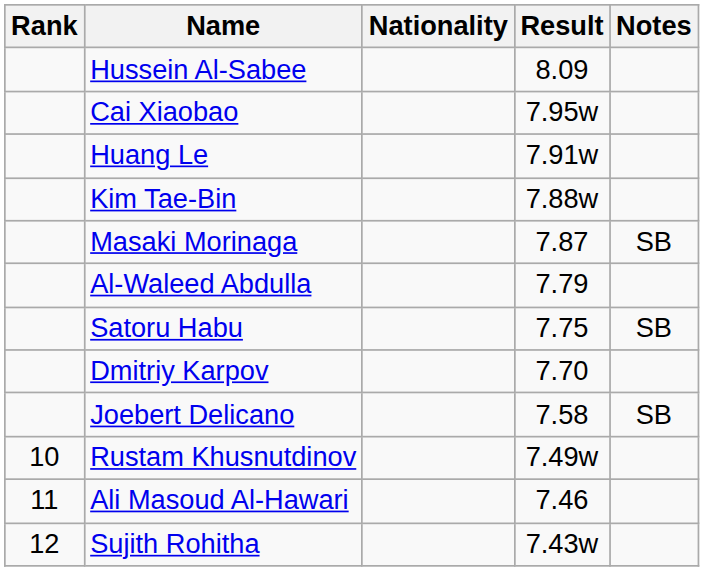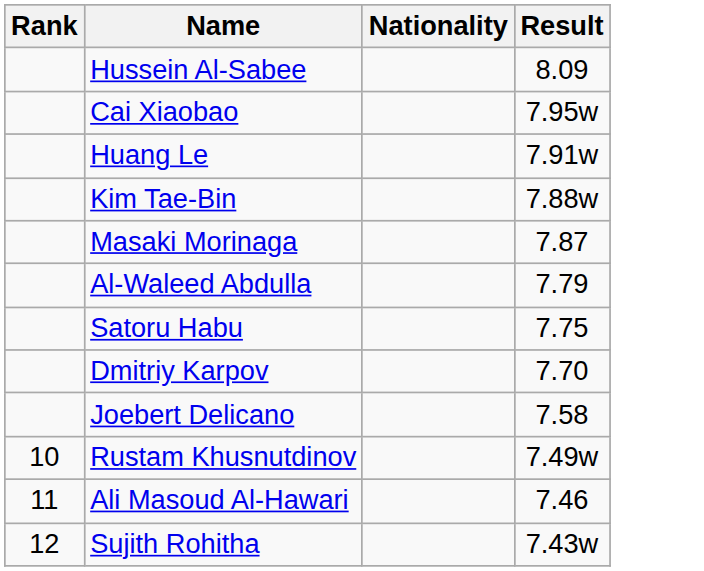- column: (654, 26)
